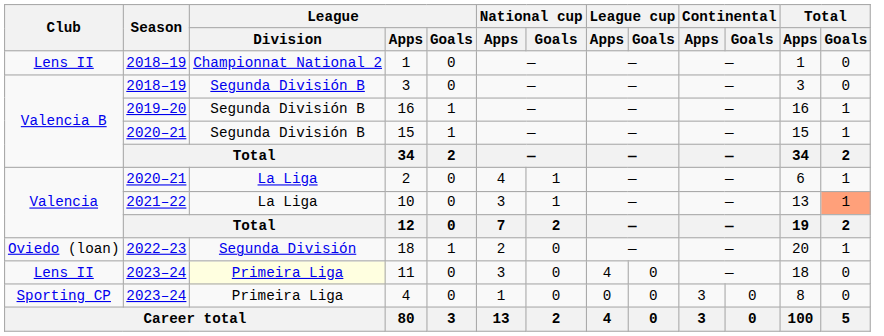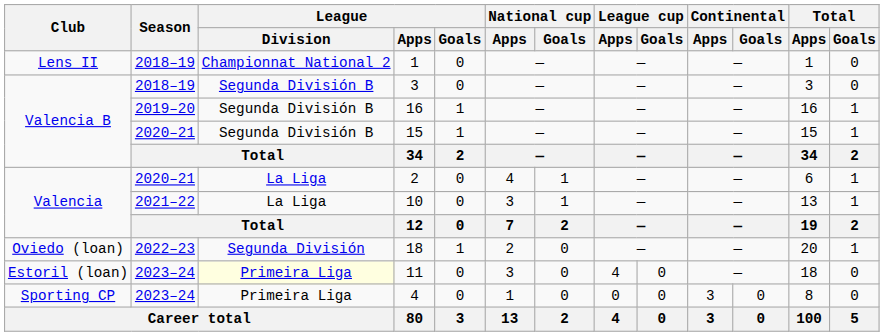(846, 203) lightsalmon background -> (854, 203) no background
(64, 273) Lens II -> (68, 273) Estoril (loan)
